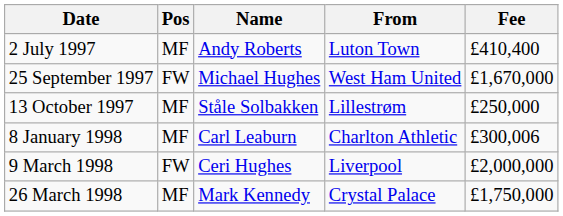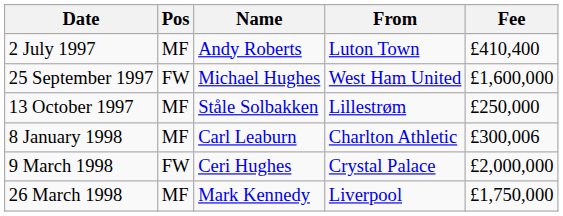(512, 78) £1,670,000 -> (512, 78) £1,600,000
(365, 166) Liverpool -> (382, 166) Crystal Palace
(382, 195) Crystal Palace -> (365, 195) Liverpool
